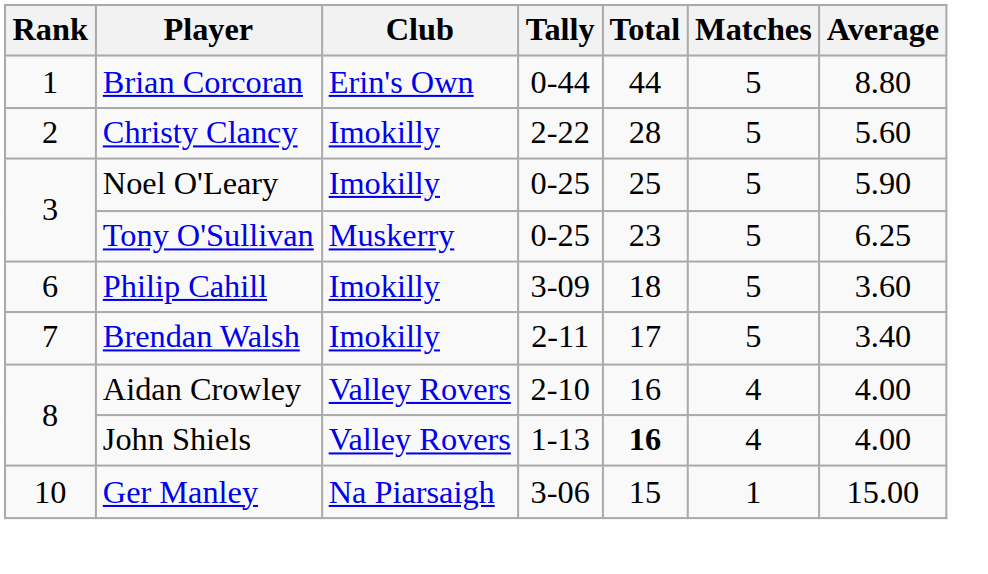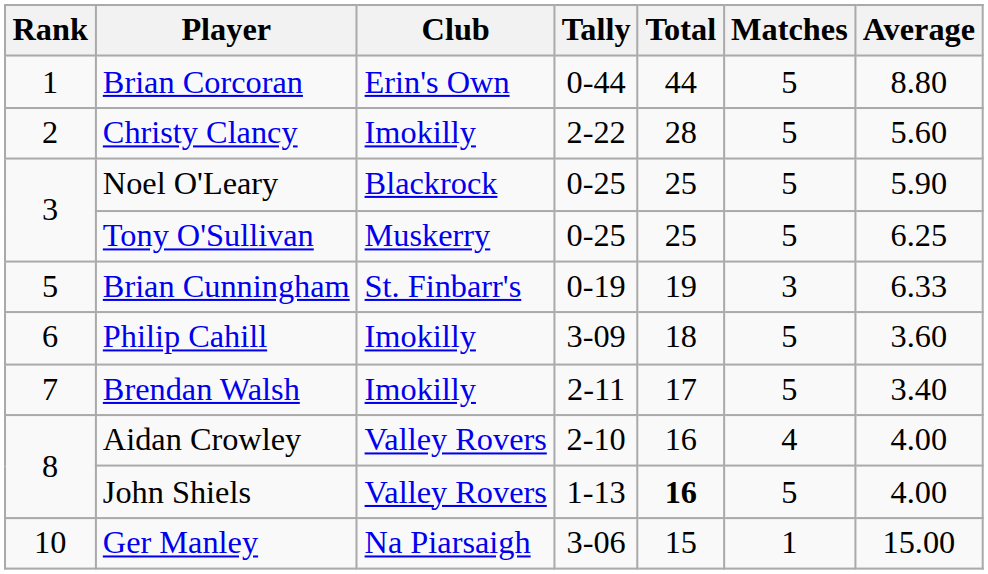(384, 183) Imokilly -> (431, 183) Blackrock
(645, 235) 23 -> (681, 235) 25
+ row: (226, 286)
(753, 440) 4 -> (789, 491) 5
